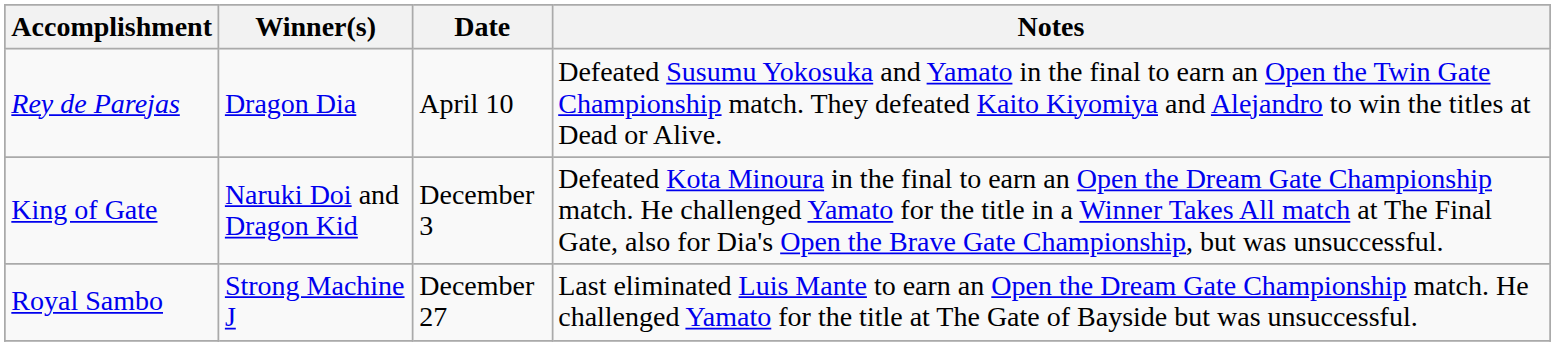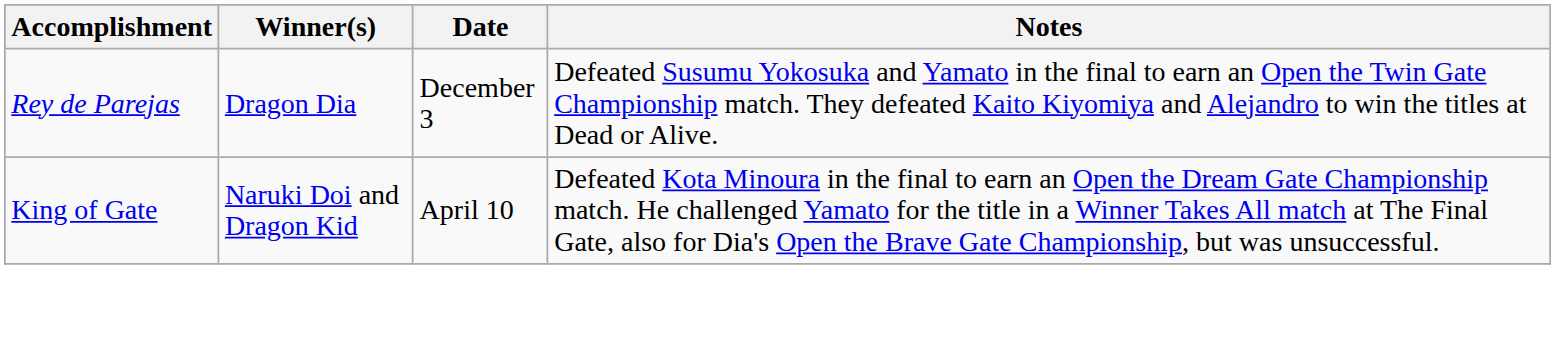(466, 102) April 10 -> (477, 102) December 3
(477, 210) December 3 -> (467, 210) April 10
- row: (87, 301)
